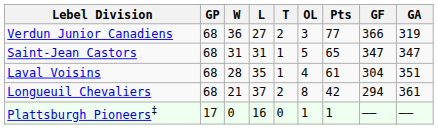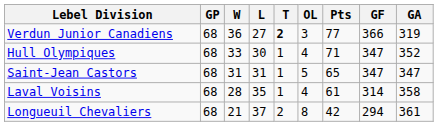(280, 34) normal -> (280, 34) bold
+ row: (61, 53)
(373, 73) 304 -> (373, 92) 314
(410, 73) 351 -> (410, 92) 358
- row: (82, 113)
